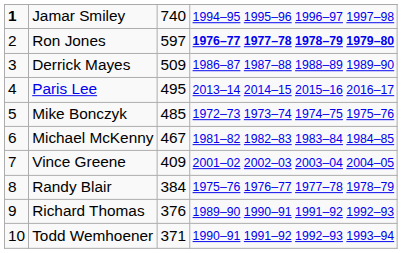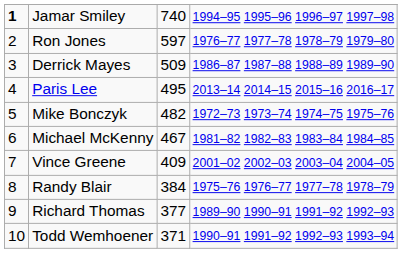(293, 41) bold -> (293, 41) normal
(173, 114) 485 -> (173, 114) 482
(173, 211) 376 -> (173, 211) 377
